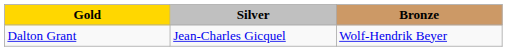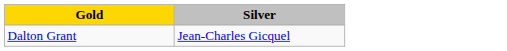- column: (419, 14)
